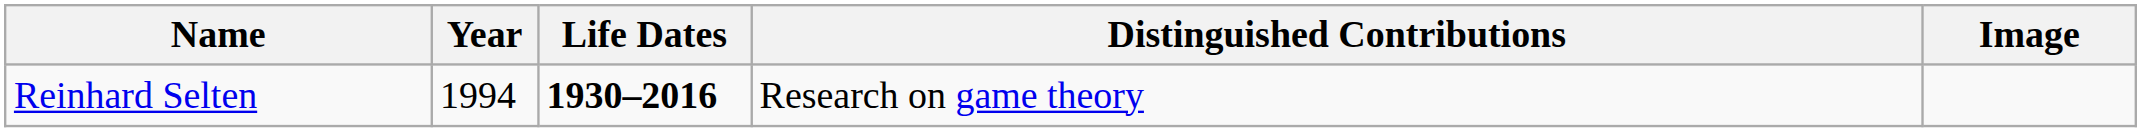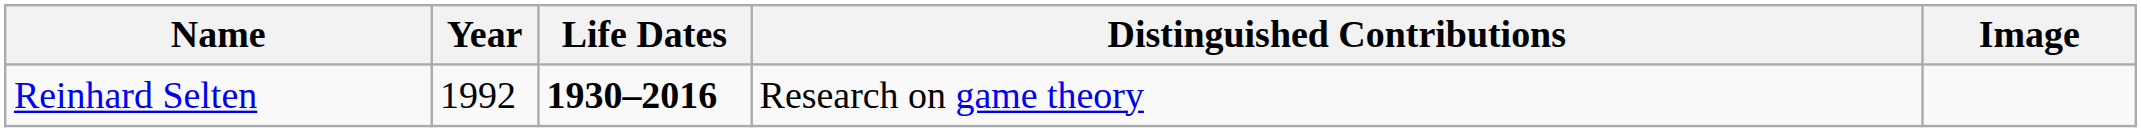(478, 94) 1994 -> (478, 94) 1992
